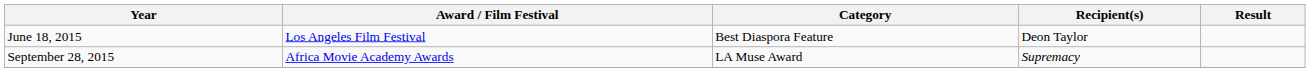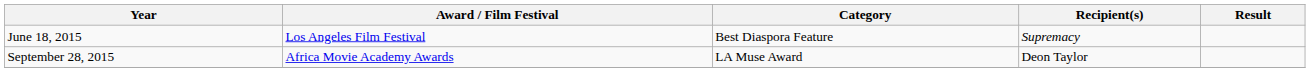(1055, 36) Deon Taylor -> (1051, 36) Supremacy
(1051, 57) Supremacy -> (1055, 57) Deon Taylor
